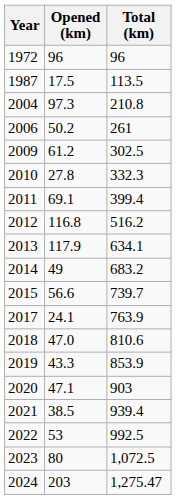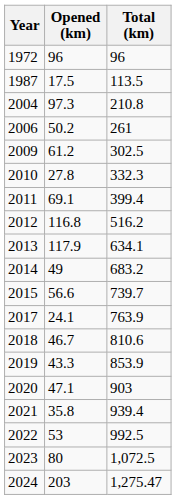(61, 340) 47.0 -> (61, 340) 46.7
(61, 411) 38.5 -> (61, 411) 35.8
